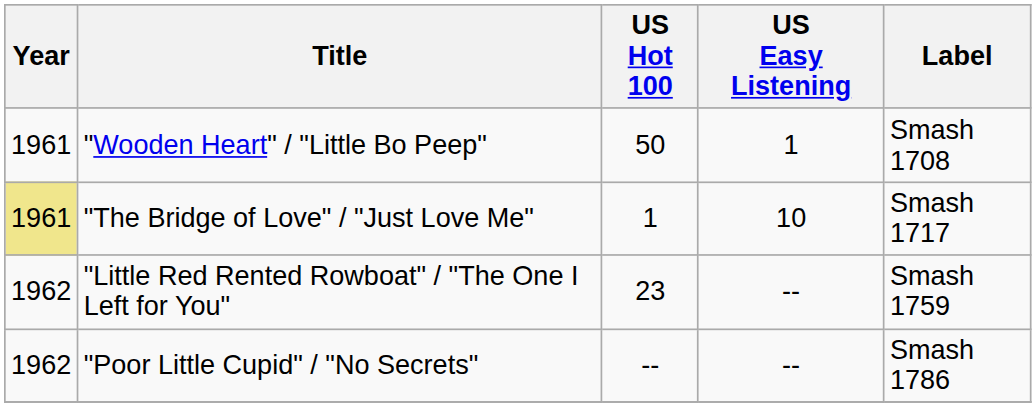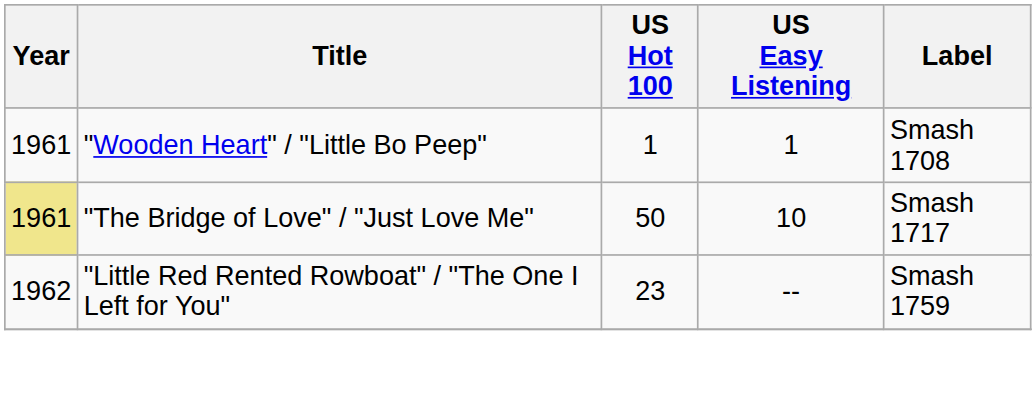(650, 144) 50 -> (650, 144) 1
(650, 218) 1 -> (650, 218) 50
- row: (281, 364)
